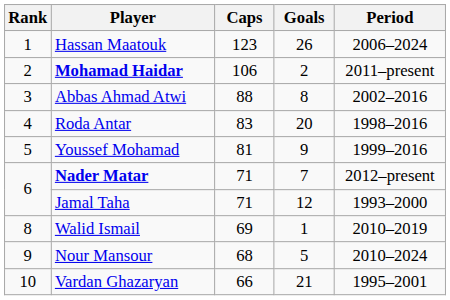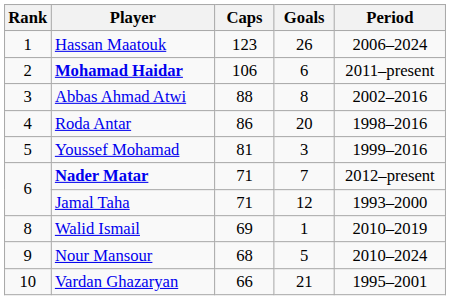(304, 70) 2 -> (304, 70) 6
(245, 123) 83 -> (245, 123) 86
(304, 149) 9 -> (304, 149) 3
